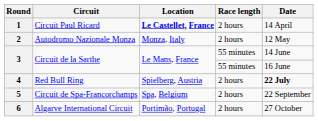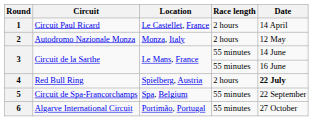(178, 24) bold -> (175, 24) normal
(230, 94) 2 hours -> (232, 94) 55 minutes
(230, 108) 2 hours -> (232, 108) 55 minutes
